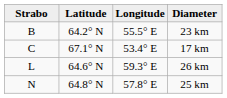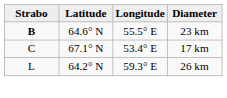(32, 31) normal -> (32, 31) bold
(86, 31) 64.2° N -> (86, 31) 64.6° N
(86, 66) 64.6° N -> (86, 66) 64.2° N
- row: (195, 84)
